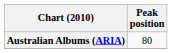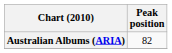(147, 40) 80 -> (147, 40) 82
